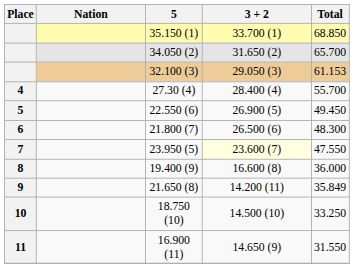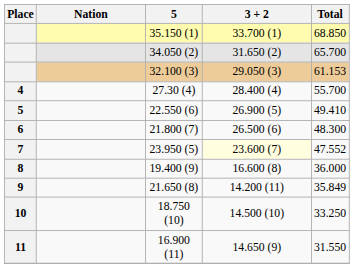(330, 110) 49.450 -> (330, 110) 49.410
(330, 148) 47.550 -> (330, 148) 47.552
